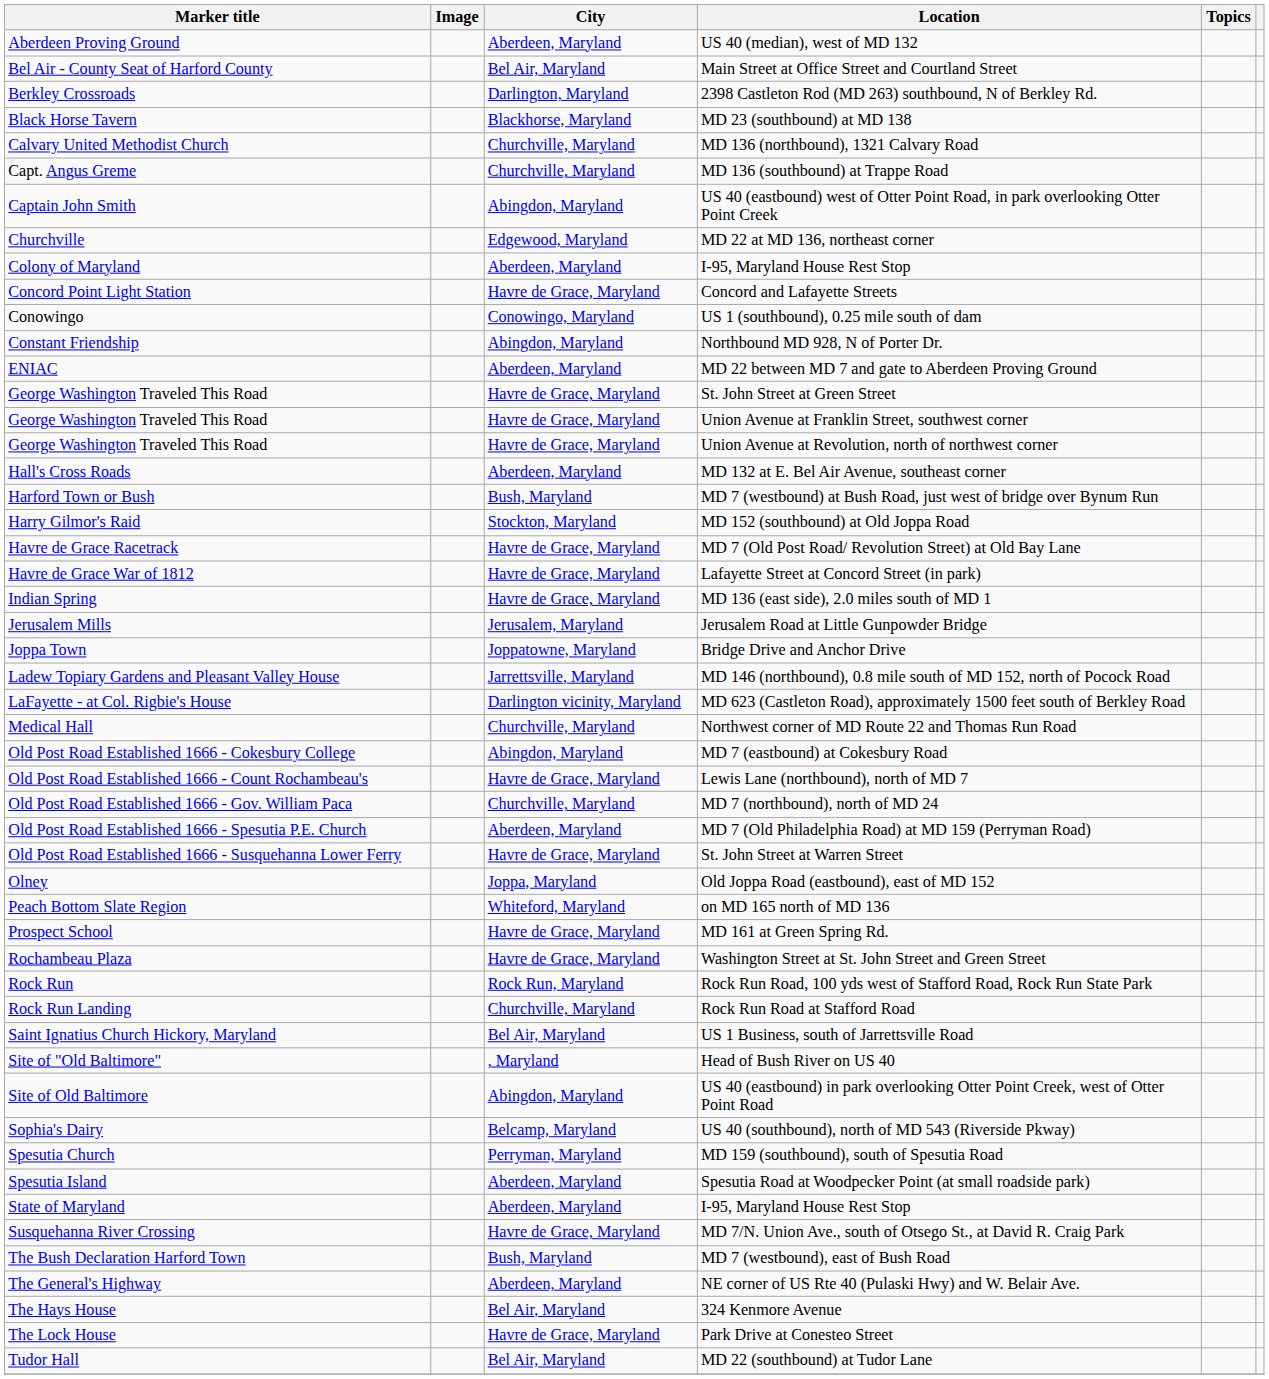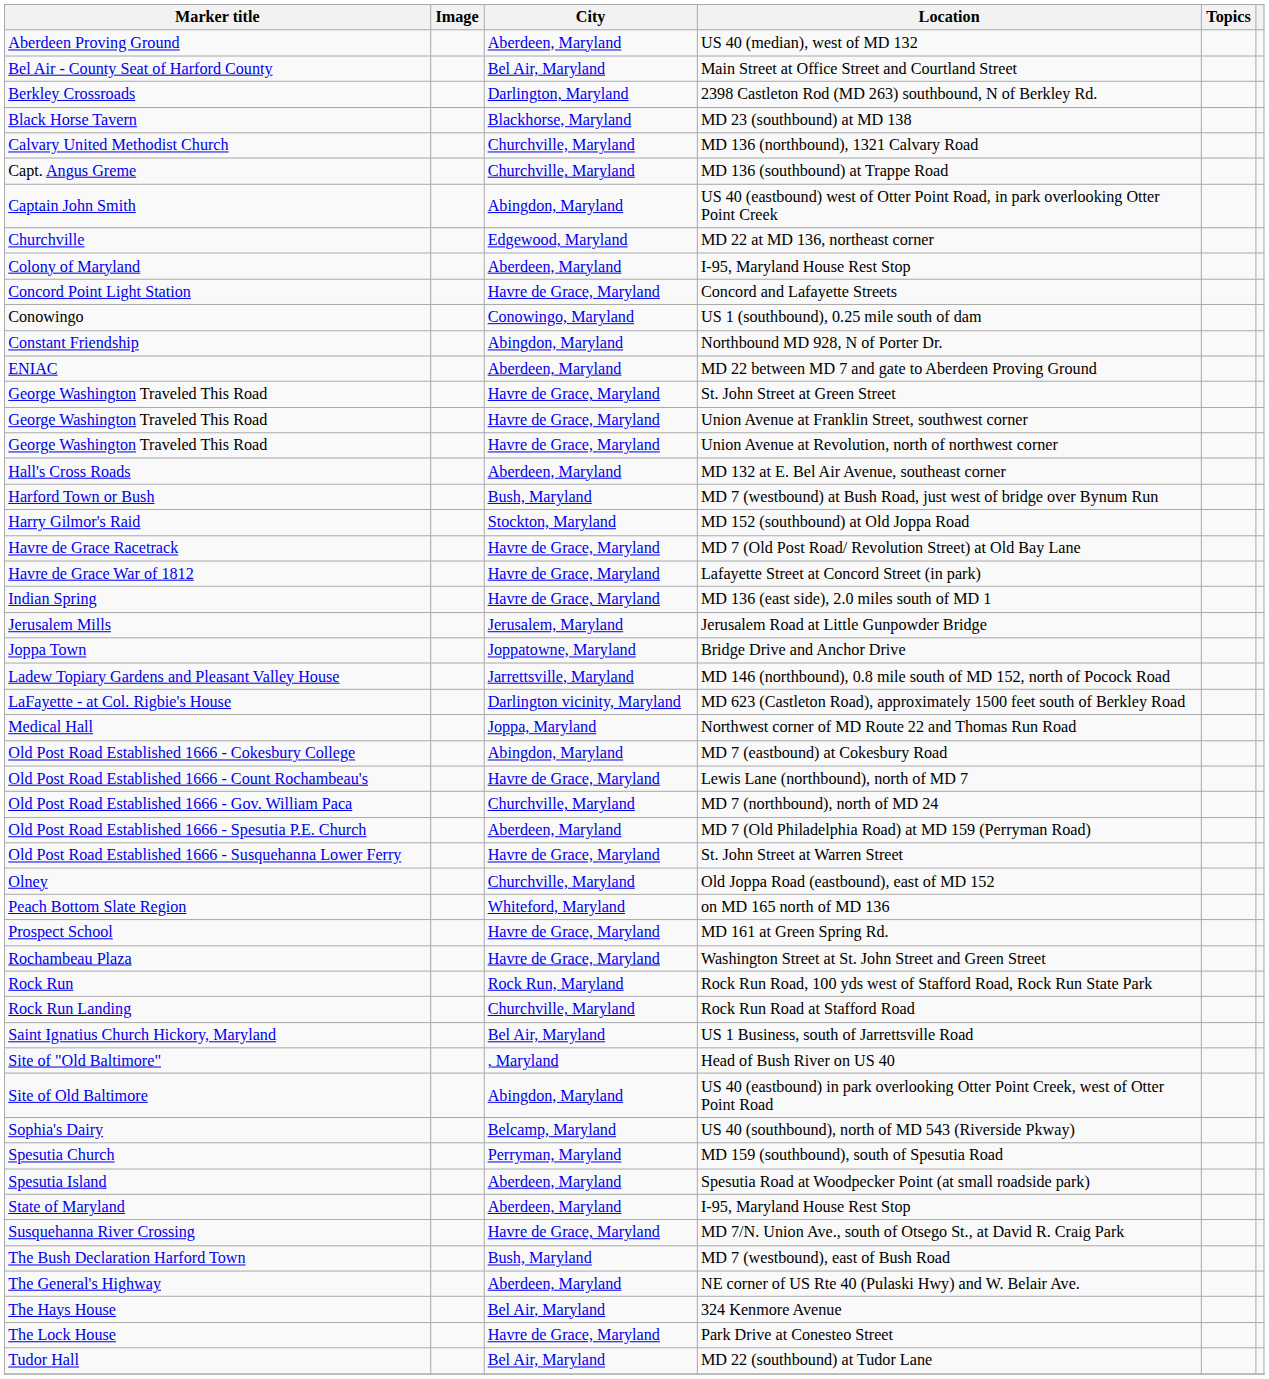(561, 727) Churchville, Maryland -> (542, 727) Joppa, Maryland
(542, 881) Joppa, Maryland -> (561, 881) Churchville, Maryland
